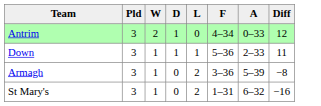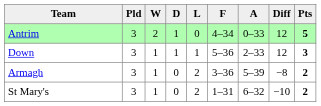+ column: (305, 14)
(282, 53) 11 -> (282, 53) 12
(282, 91) −16 -> (282, 91) −10
